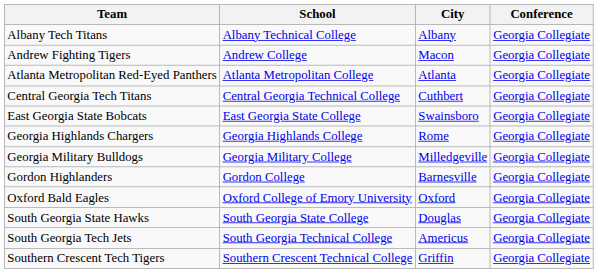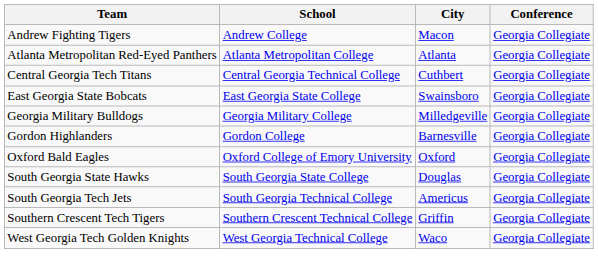- row: (57, 34)
- row: (80, 136)
+ row: (98, 237)
